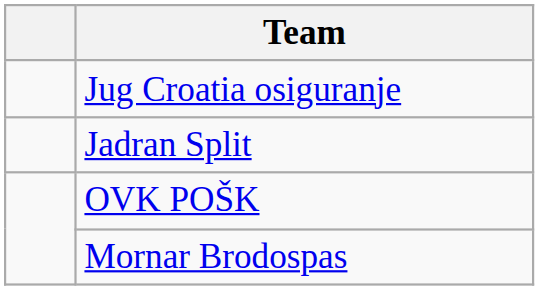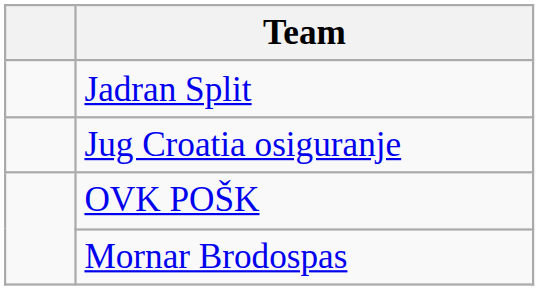rows swapped: (243, 88) <-> (168, 144)
